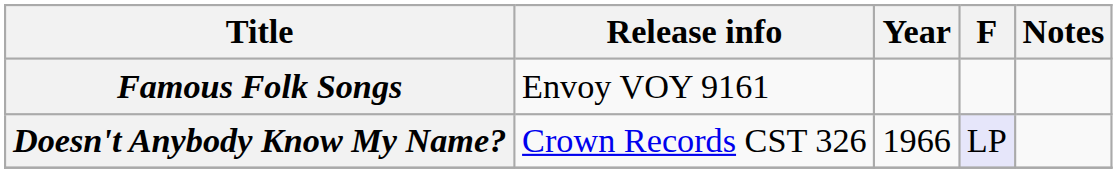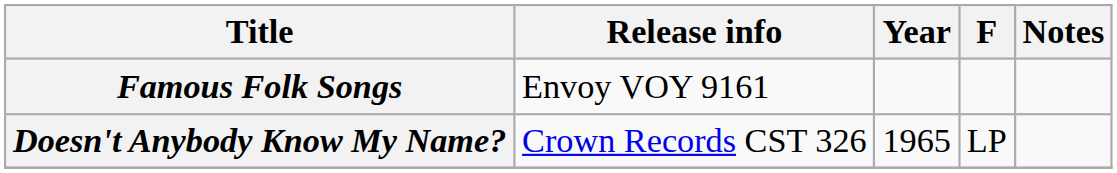(917, 140) 1966 -> (917, 140) 1965
(987, 140) lavender background -> (987, 140) no background
